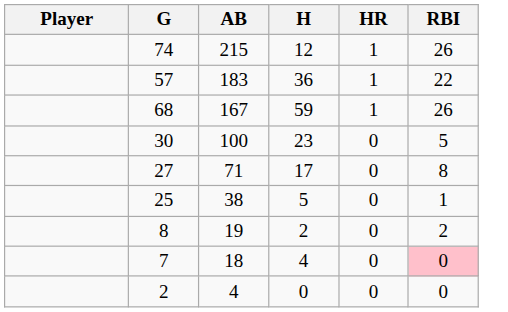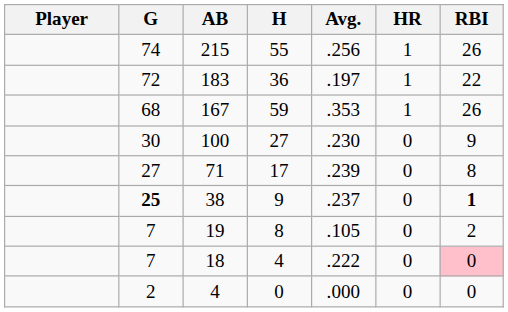+ column: (343, 19)
(304, 49) 12 -> (279, 49) 55
(164, 79) 57 -> (151, 79) 72
(304, 140) 23 -> (279, 140) 27
(443, 140) 5 -> (472, 140) 9
(164, 200) normal -> (151, 200) bold
(304, 200) 5 -> (279, 200) 9
(443, 200) normal -> (472, 200) bold
(164, 230) 8 -> (151, 230) 7
(304, 230) 2 -> (279, 230) 8
